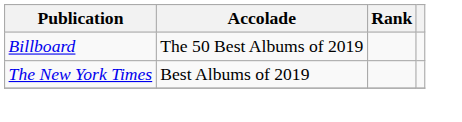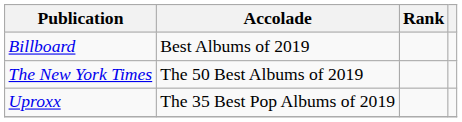(262, 46) The 50 Best Albums of 2019 -> (235, 46) Best Albums of 2019
(235, 74) Best Albums of 2019 -> (262, 74) The 50 Best Albums of 2019
+ row: (35, 102)
